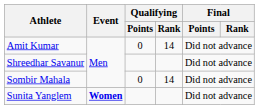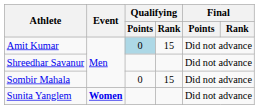(140, 46) no background -> (140, 46) lightblue background
(169, 46) 14 -> (169, 46) 15
(169, 79) 14 -> (169, 79) 15
